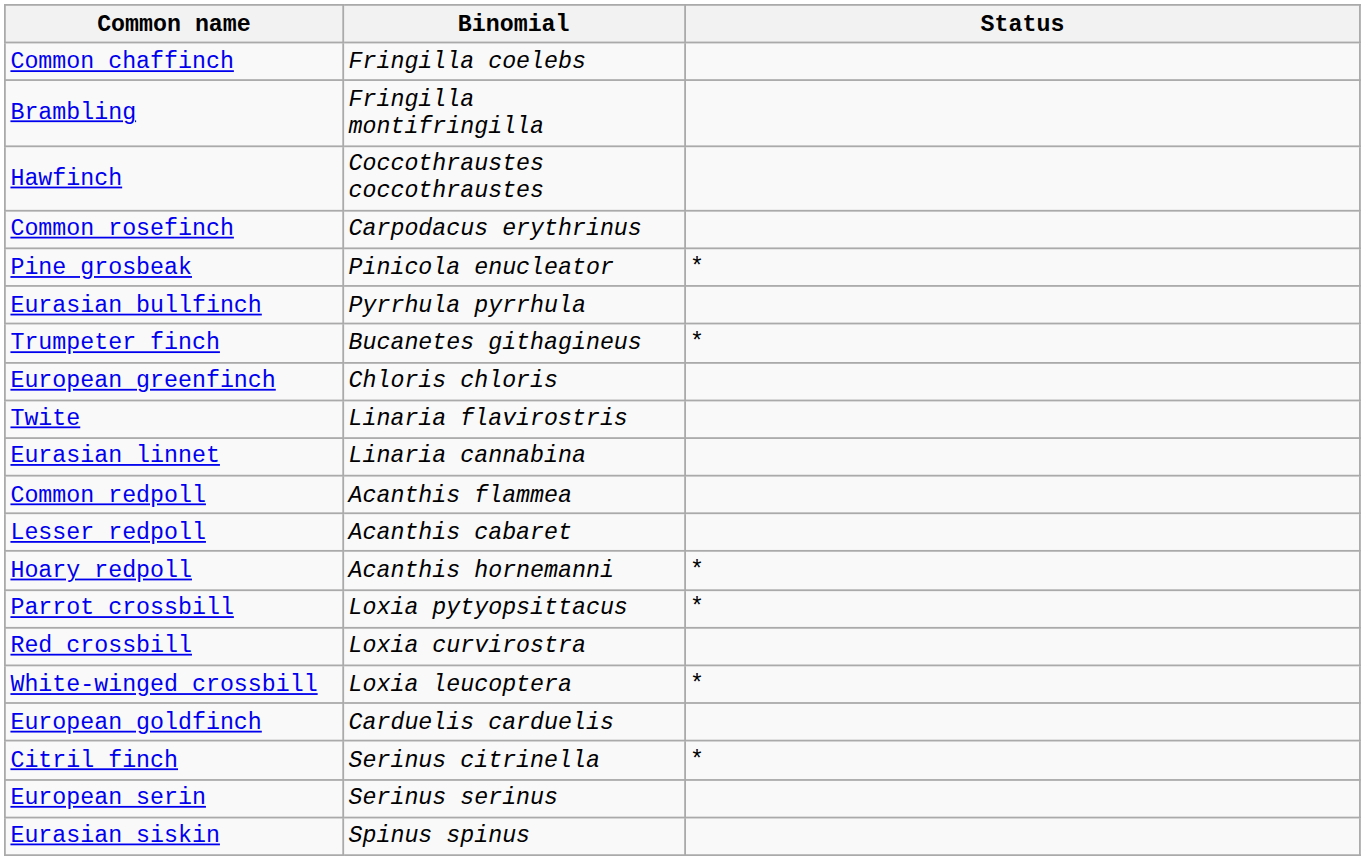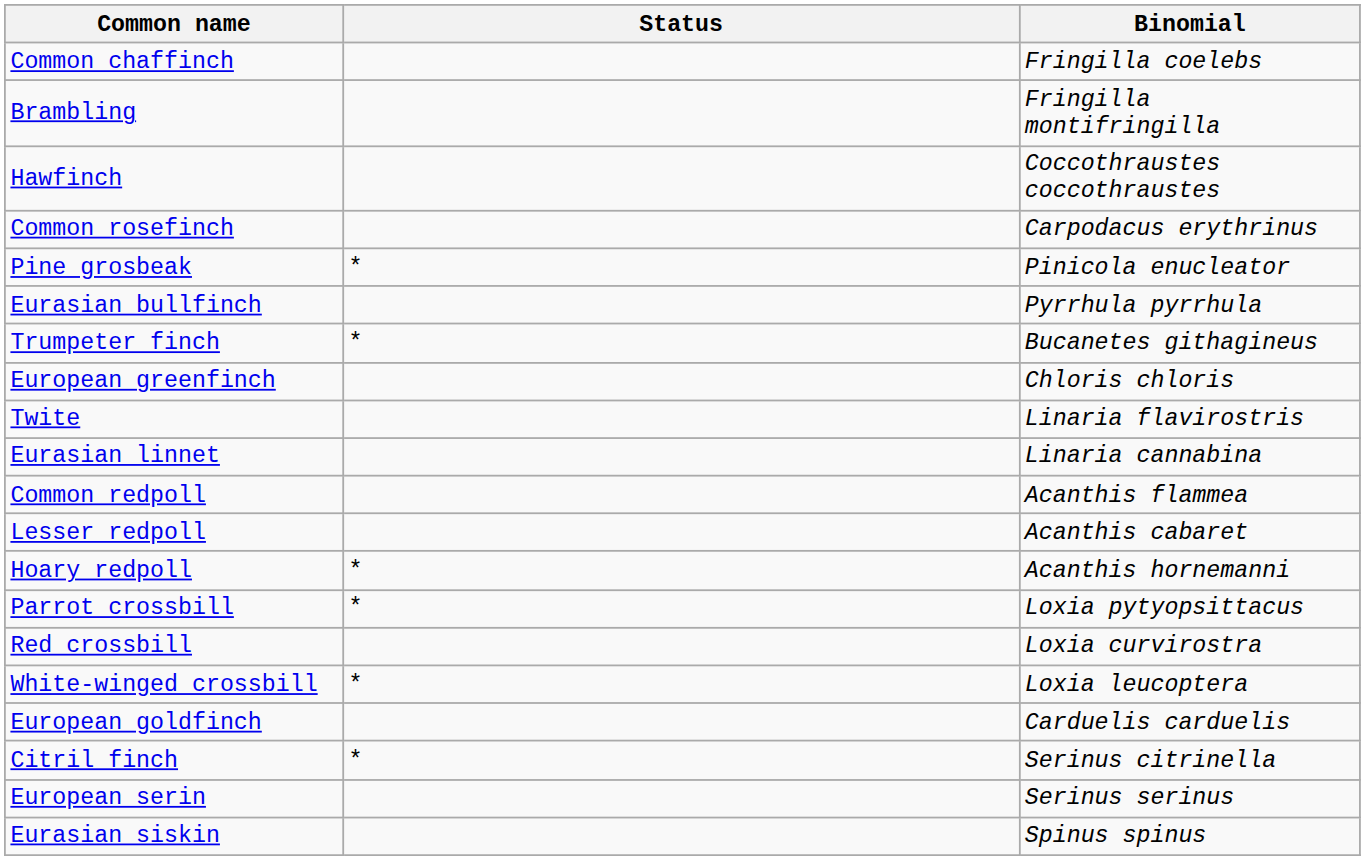columns swapped: (514, 24) <-> (1022, 24)
